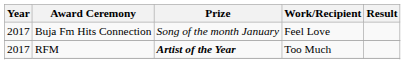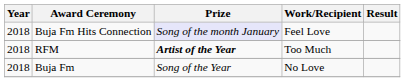(18, 31) 2017 -> (18, 31) 2018
(218, 31) no background -> (218, 31) lavender background
(18, 49) 2017 -> (18, 49) 2018
+ row: (55, 67)
